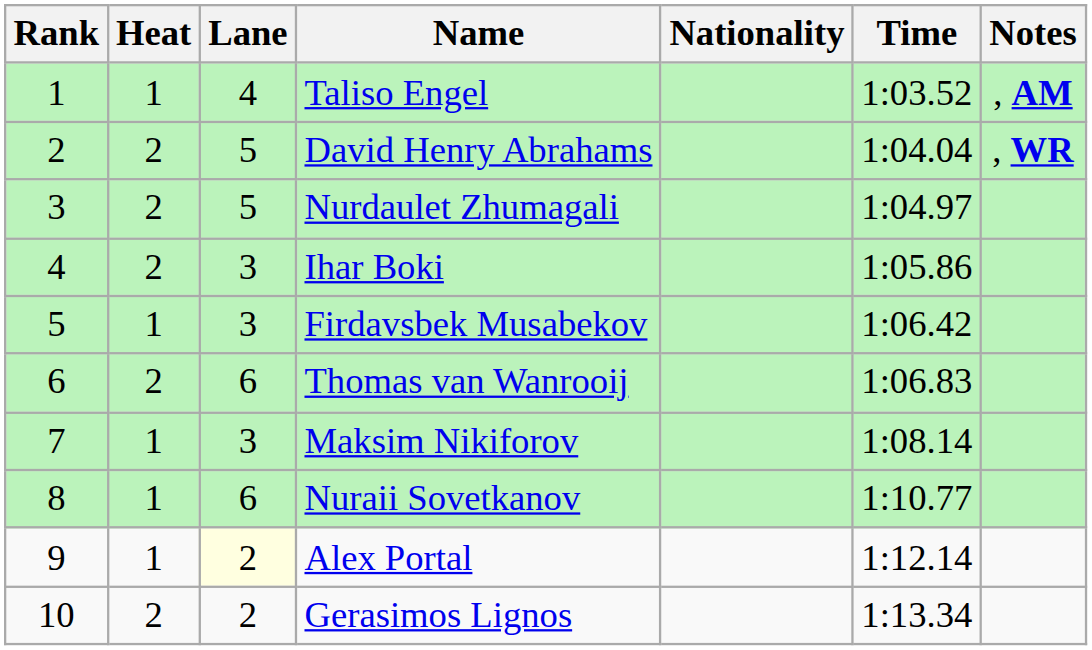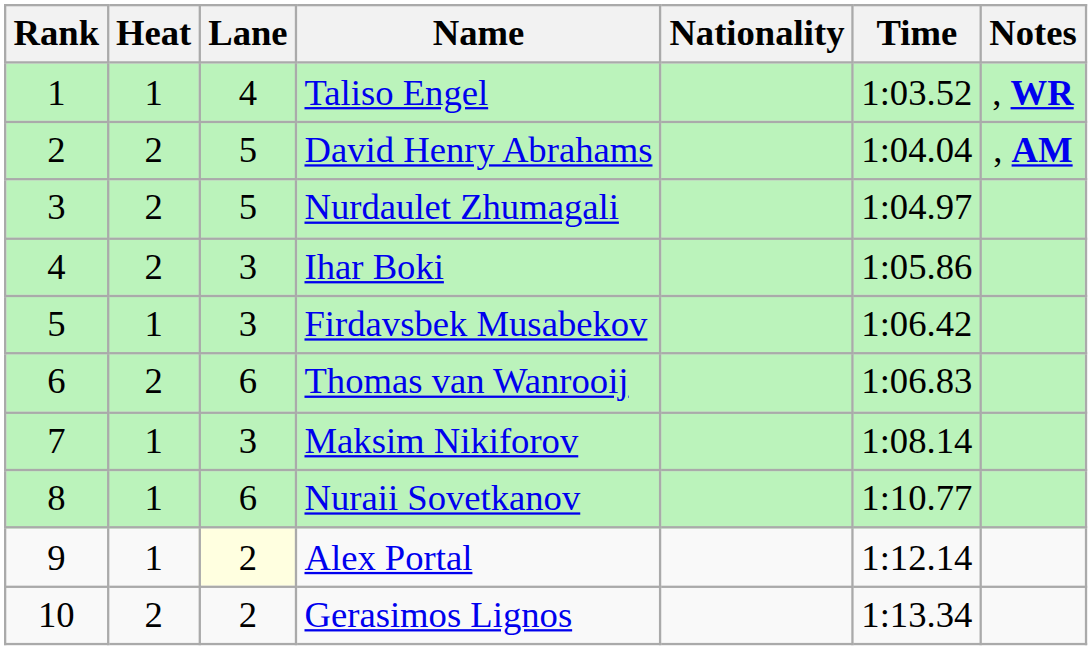(1033, 91) , AM -> (1033, 91) , WR
(1033, 149) , WR -> (1033, 149) , AM
